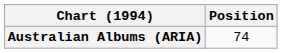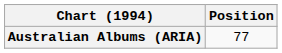(241, 38) 74 -> (241, 38) 77
